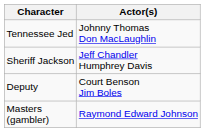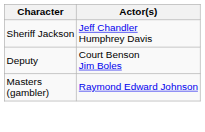- row: (40, 33)
